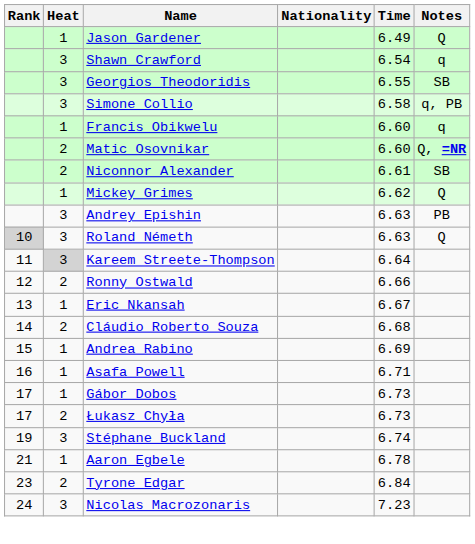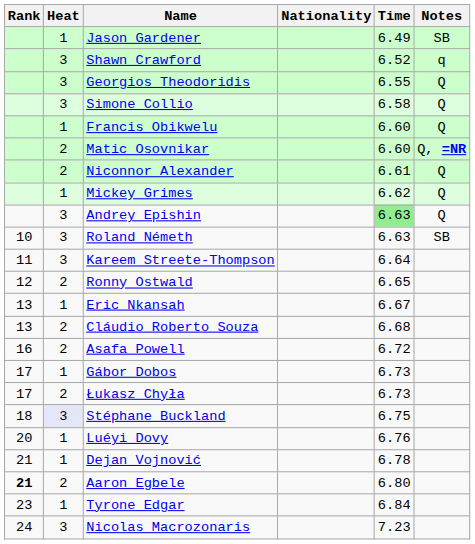(442, 38) Q -> (442, 38) SB
(394, 60) 6.54 -> (394, 60) 6.52
(442, 82) SB -> (442, 82) Q
(442, 105) q, PB -> (442, 105) Q
(442, 127) q -> (442, 127) Q
(442, 171) SB -> (442, 171) Q
(394, 216) no background -> (394, 216) lightgreen background
(442, 216) PB -> (442, 216) Q
(24, 238) lightgrey background -> (24, 238) no background
(442, 238) Q -> (442, 238) SB
(63, 260) lightgrey background -> (63, 260) no background
(394, 283) 6.66 -> (394, 283) 6.65
(24, 327) 14 -> (24, 327) 13
- row: (140, 349)
(63, 372) 1 -> (63, 349) 2
(394, 372) 6.71 -> (394, 349) 6.72
(24, 438) 19 -> (24, 416) 18
(63, 438) no background -> (63, 416) lavender background
(394, 438) 6.74 -> (394, 416) 6.75
+ row: (127, 438)
+ row: (144, 461)
(24, 461) normal -> (24, 483) bold
(63, 461) 1 -> (63, 483) 2
(394, 461) 6.78 -> (394, 483) 6.80
(63, 483) 2 -> (63, 505) 1
